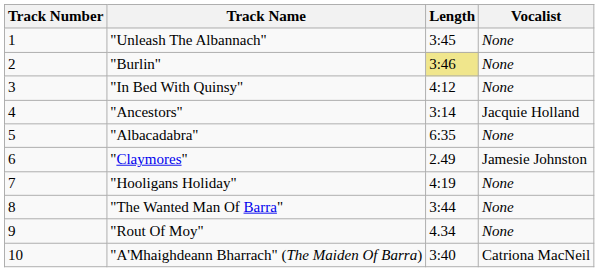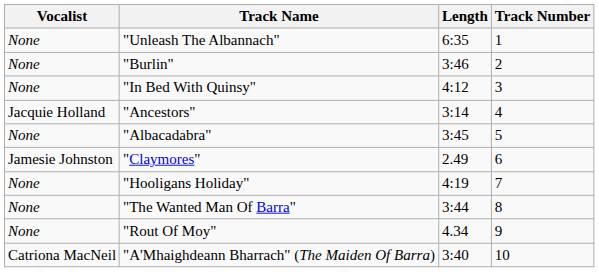columns swapped: (56, 16) <-> (536, 16)
(443, 40) 3:45 -> (455, 40) 6:35
(443, 64) khaki background -> (455, 64) no background
(443, 135) 6:35 -> (455, 135) 3:45
